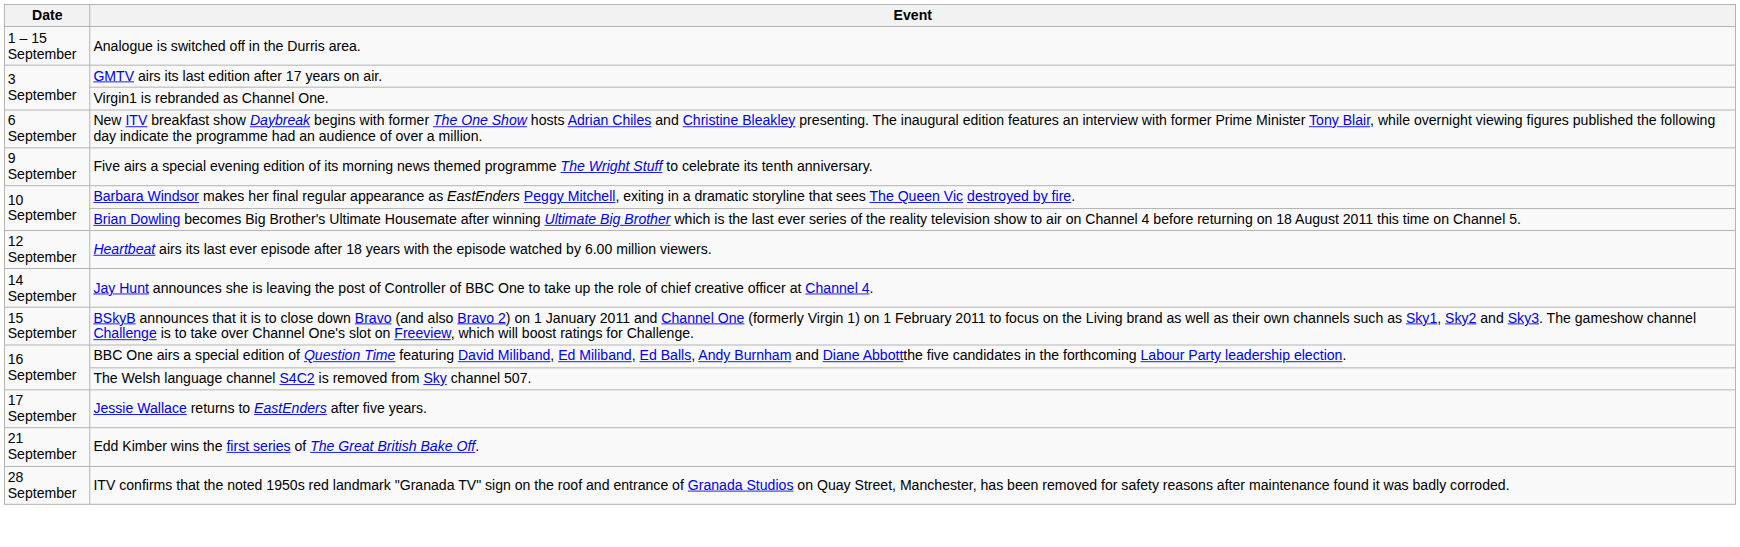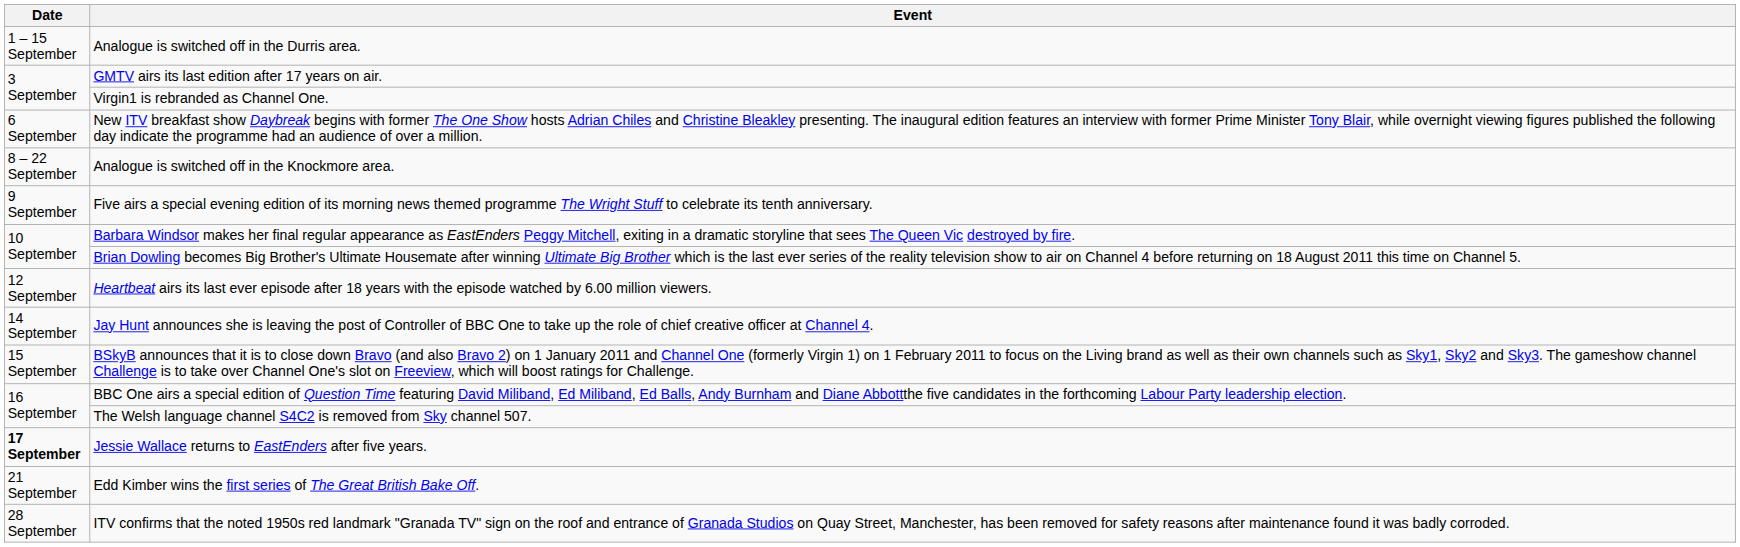+ row: (244, 166)
(42, 408) normal -> (44, 447) bold
